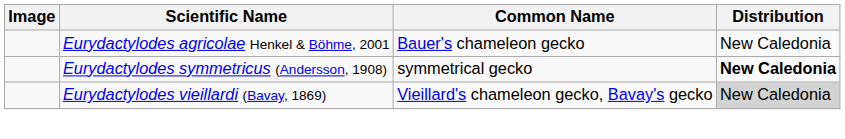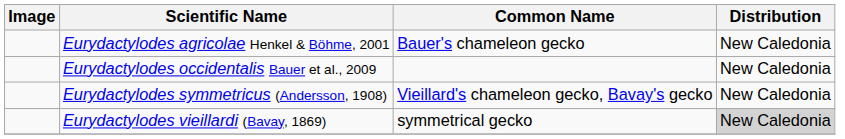+ row: (220, 69)
(465, 69) symmetrical gecko -> (555, 95) Vieillard's chameleon gecko, Bavay's gecko
(778, 69) bold -> (775, 95) normal
(555, 95) Vieillard's chameleon gecko, Bavay's gecko -> (465, 120) symmetrical gecko
